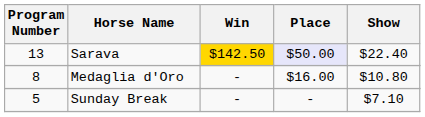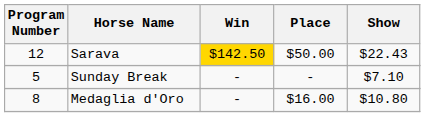(36, 54) 13 -> (36, 54) 12
(310, 54) lavender background -> (310, 54) no background
(384, 54) $22.40 -> (384, 54) $22.43
rows swapped: (127, 77) <-> (119, 99)
